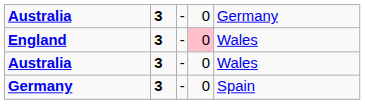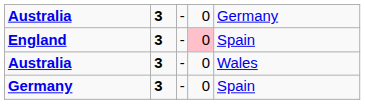(237, 39) Wales -> (236, 39) Spain
